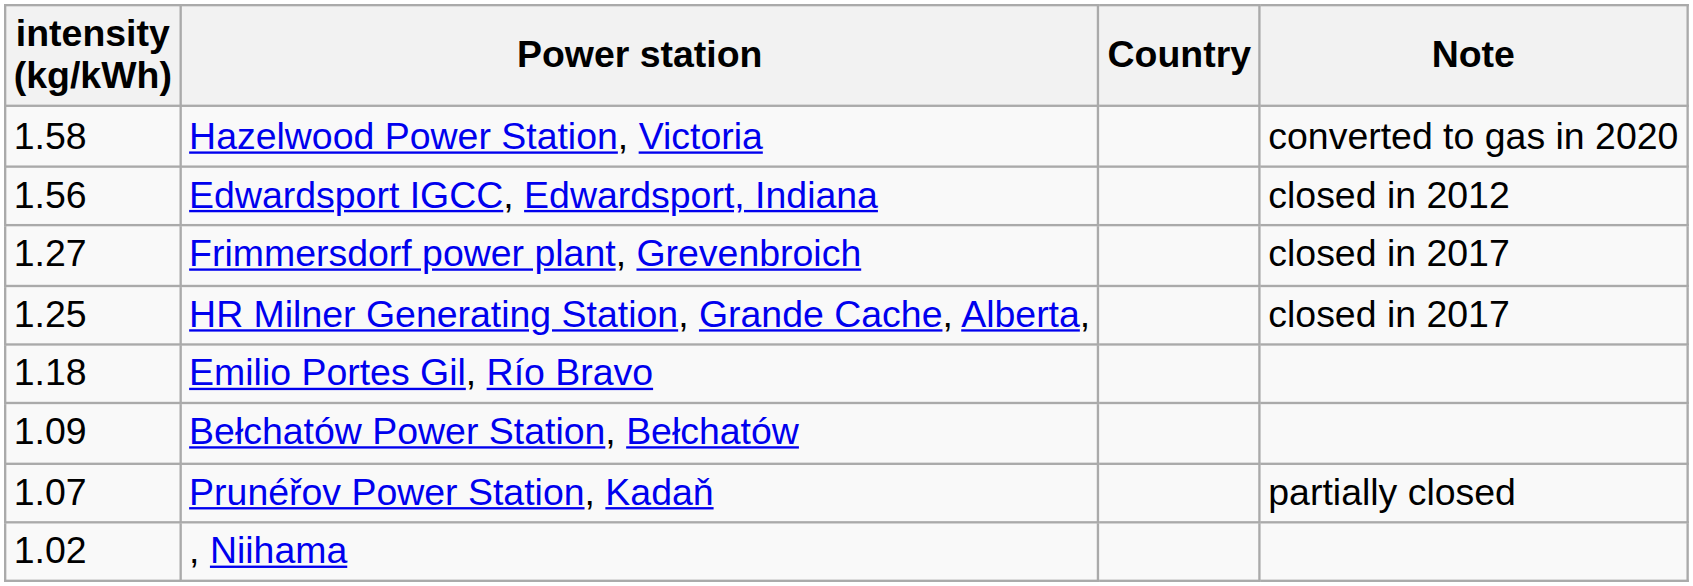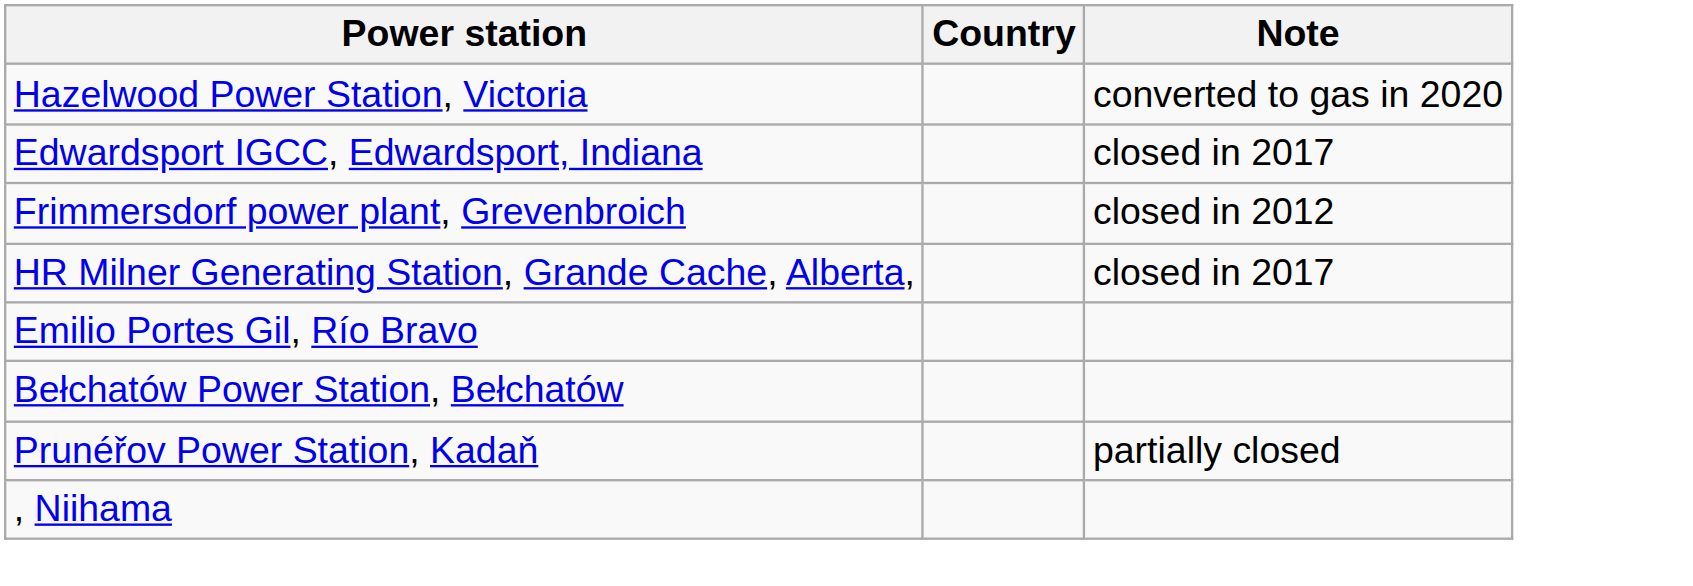- column: (93, 55)
(1389, 195) closed in 2012 -> (1214, 152) closed in 2017
(1389, 254) closed in 2017 -> (1214, 212) closed in 2012
